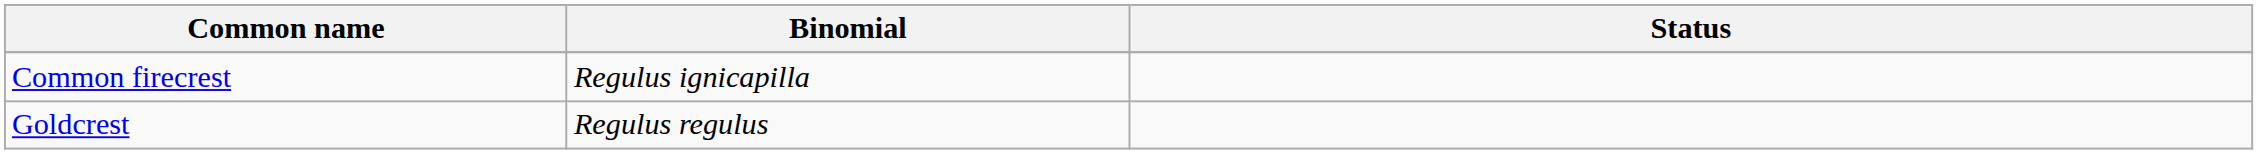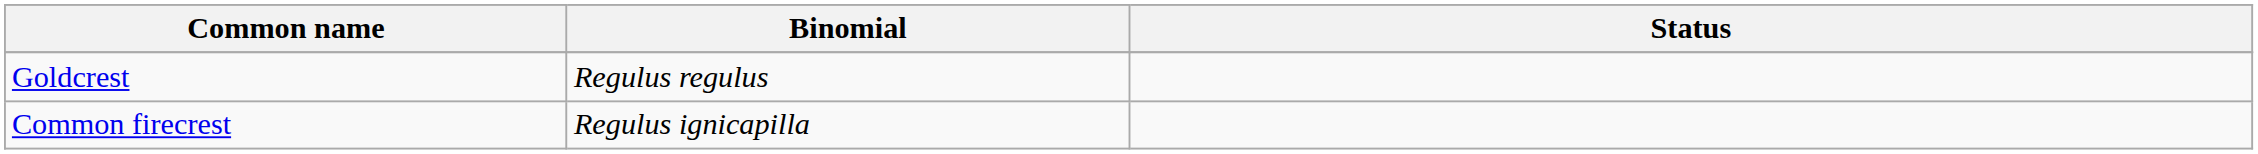rows swapped: (71, 124) <-> (122, 76)
